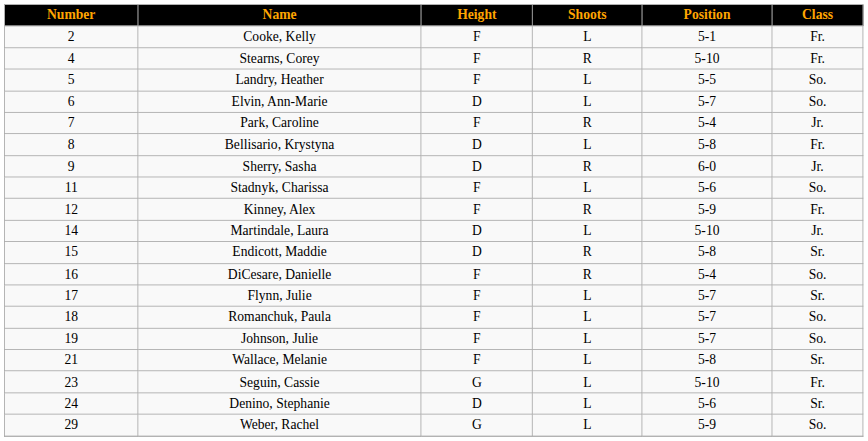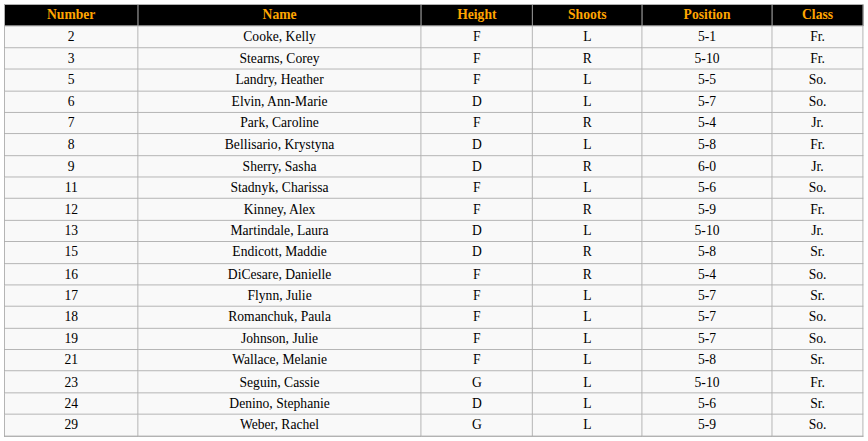(71, 58) 4 -> (71, 58) 3
(71, 230) 14 -> (71, 230) 13
